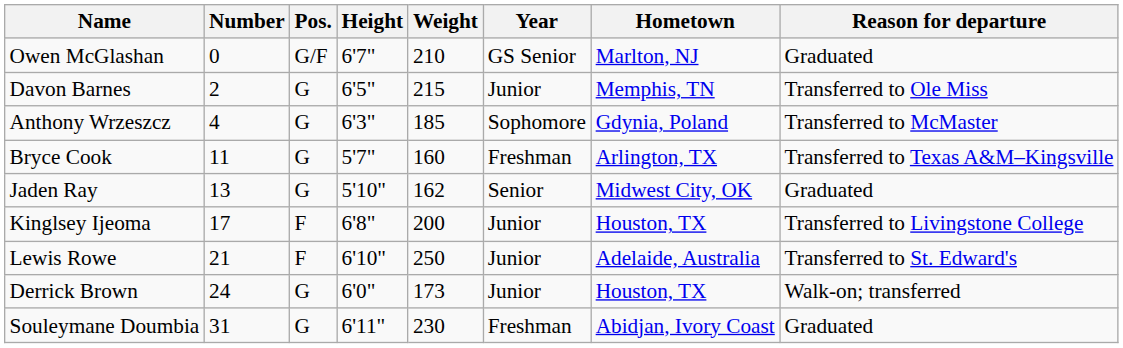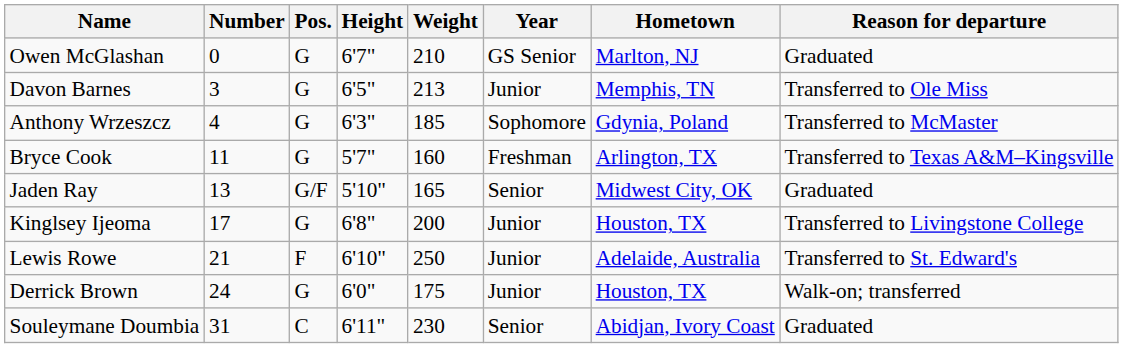(311, 55) G/F -> (302, 55) G
(214, 88) 2 -> (214, 88) 3
(429, 88) 215 -> (429, 88) 213
(302, 190) G -> (311, 190) G/F
(429, 190) 162 -> (429, 190) 165
(300, 223) F -> (302, 223) G
(429, 291) 173 -> (429, 291) 175
(302, 325) G -> (302, 325) C
(530, 325) Freshman -> (516, 325) Senior
